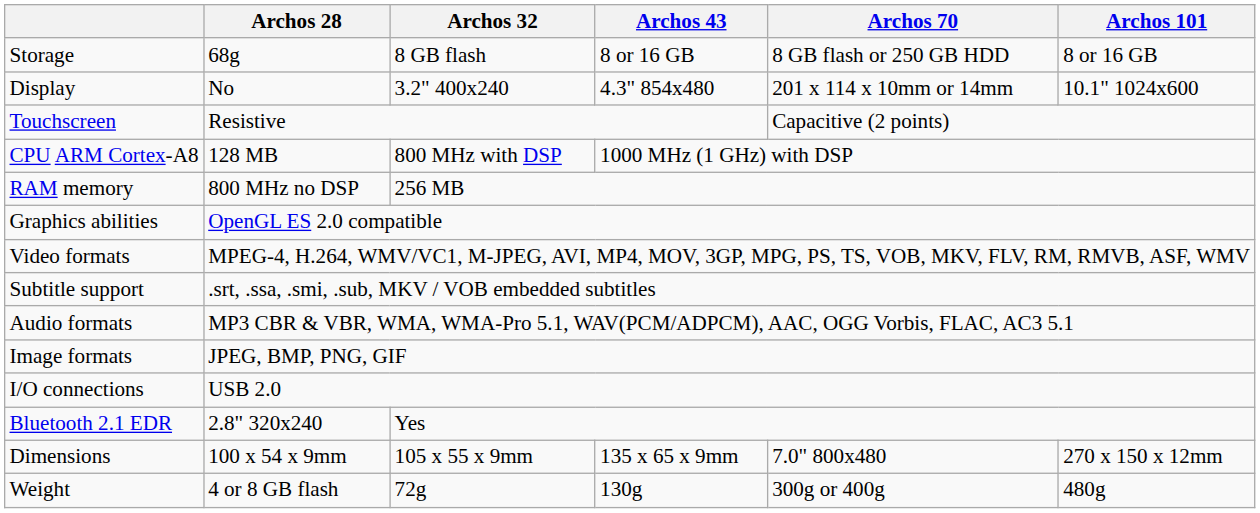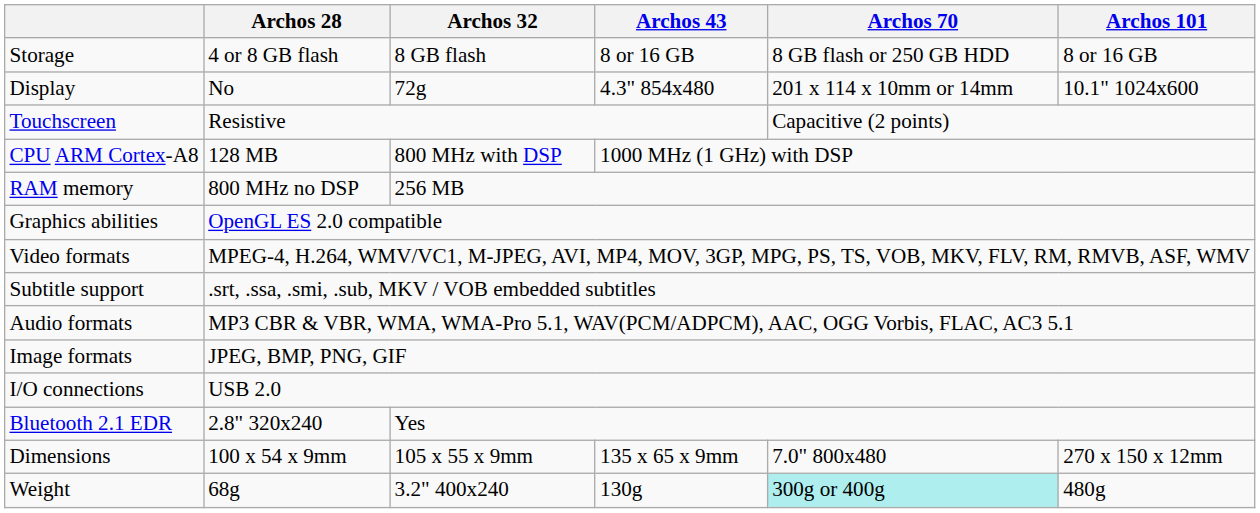(224, 54) 68g -> (273, 54) 4 or 8 GB flash
(452, 88) 3.2" 400x240 -> (410, 88) 72g
(273, 490) 4 or 8 GB flash -> (224, 490) 68g
(410, 490) 72g -> (452, 490) 3.2" 400x240
(828, 490) no background -> (828, 490) paleturquoise background
